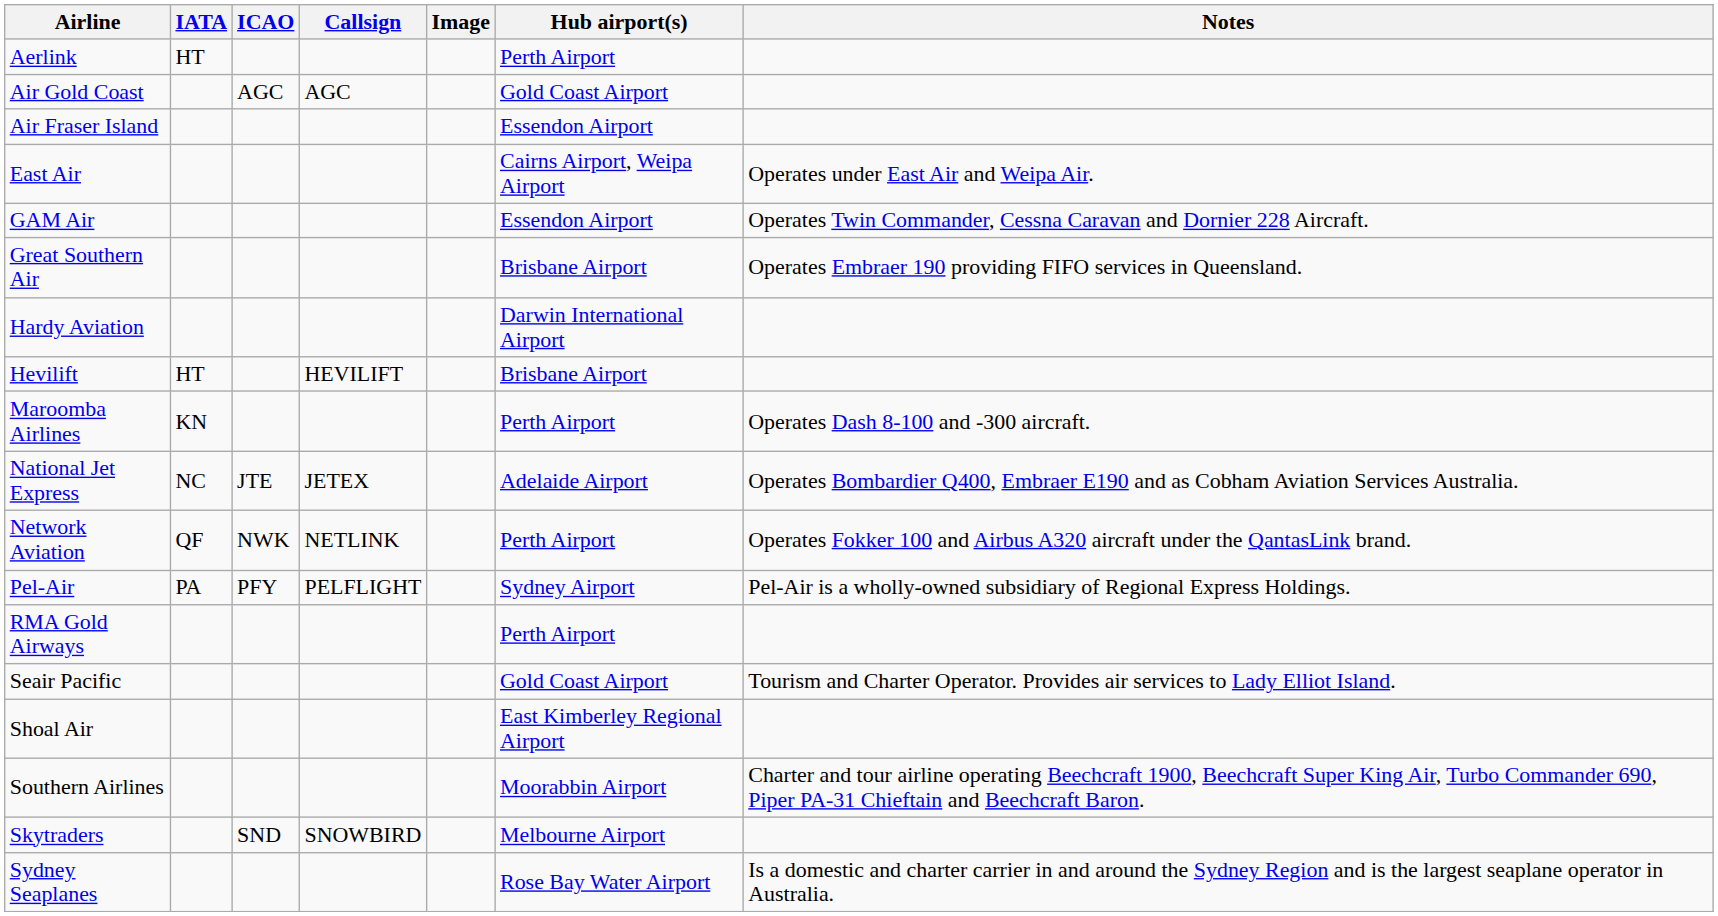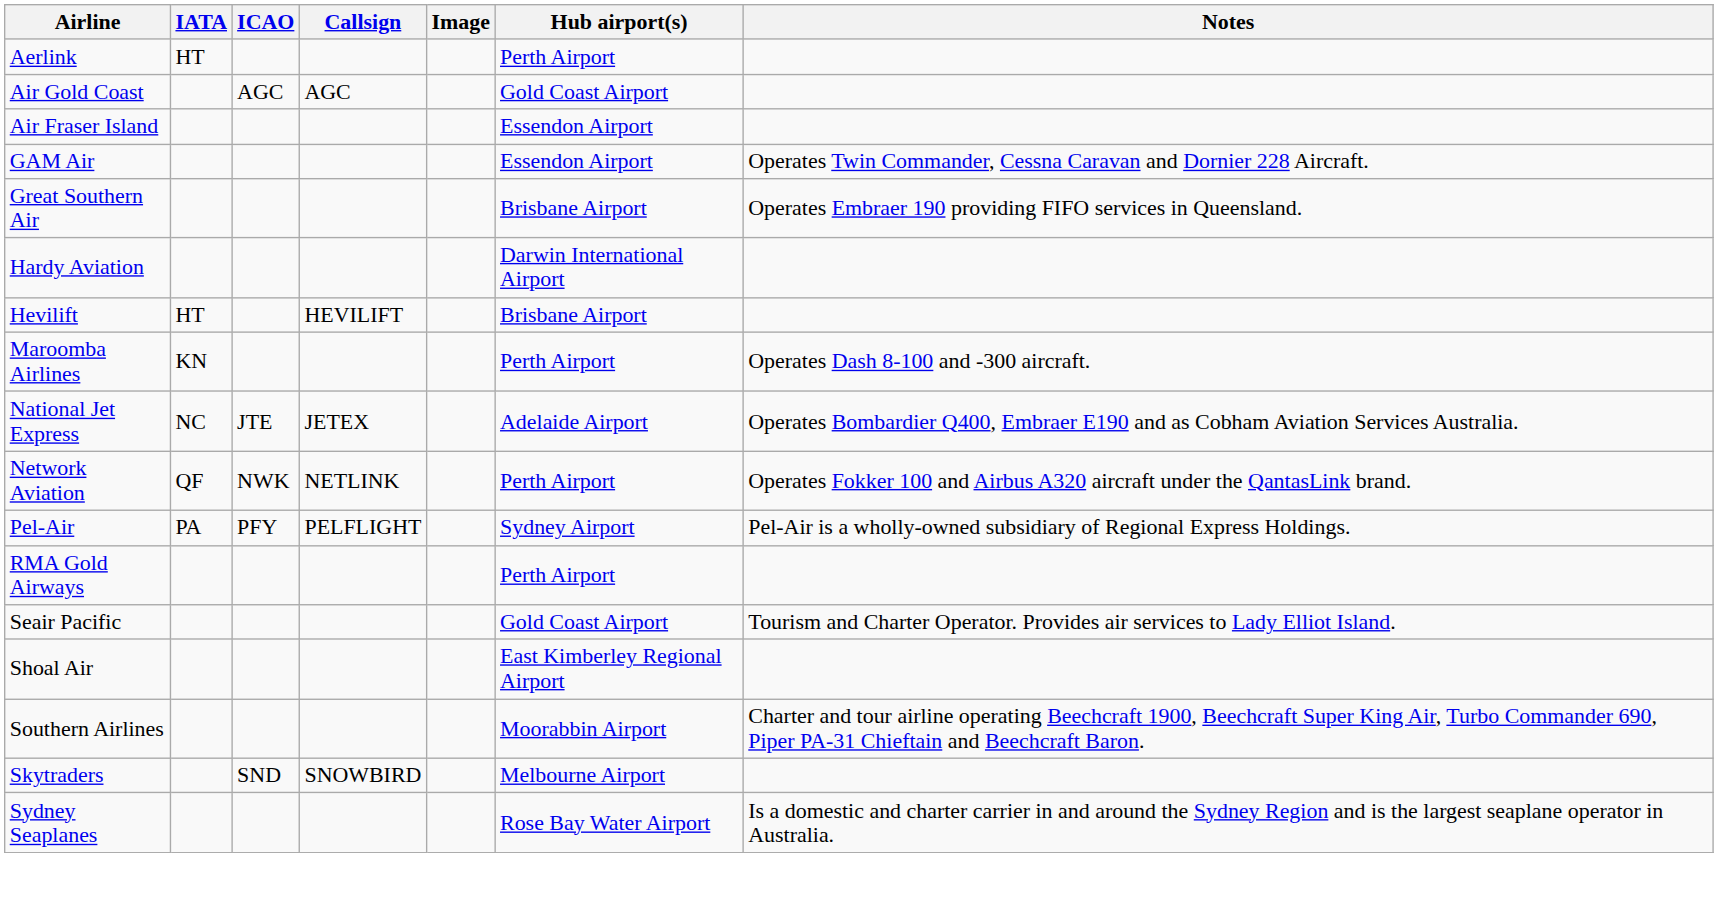- row: (45, 173)
